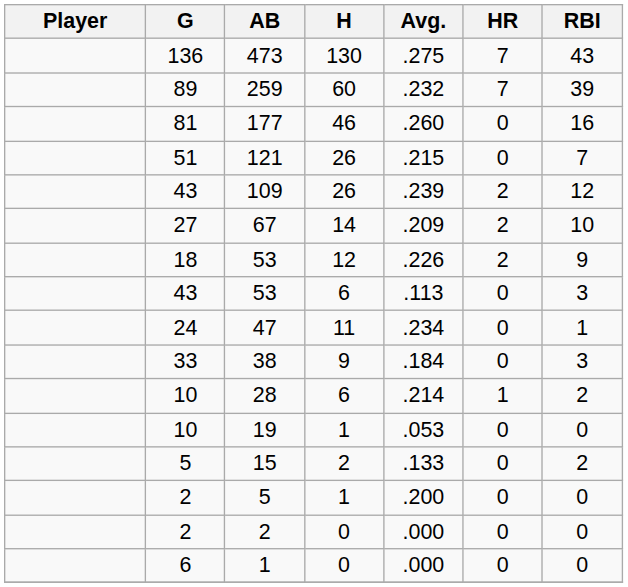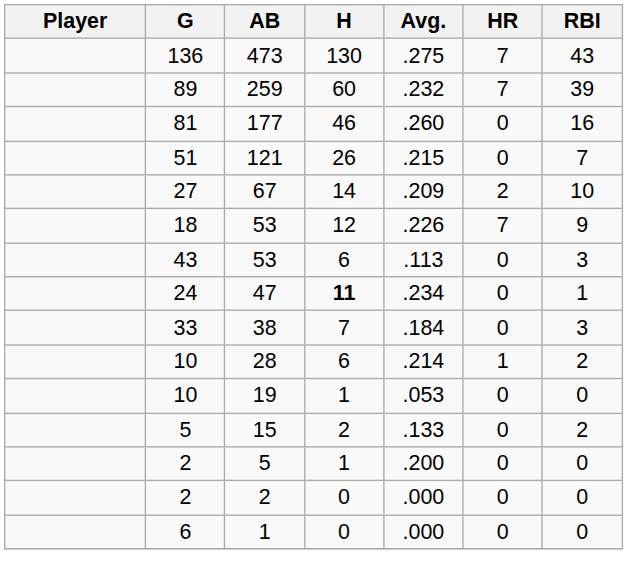- row: (185, 191)
(503, 259) 2 -> (503, 225) 7
(344, 327) normal -> (344, 293) bold
(344, 361) 9 -> (344, 327) 7
